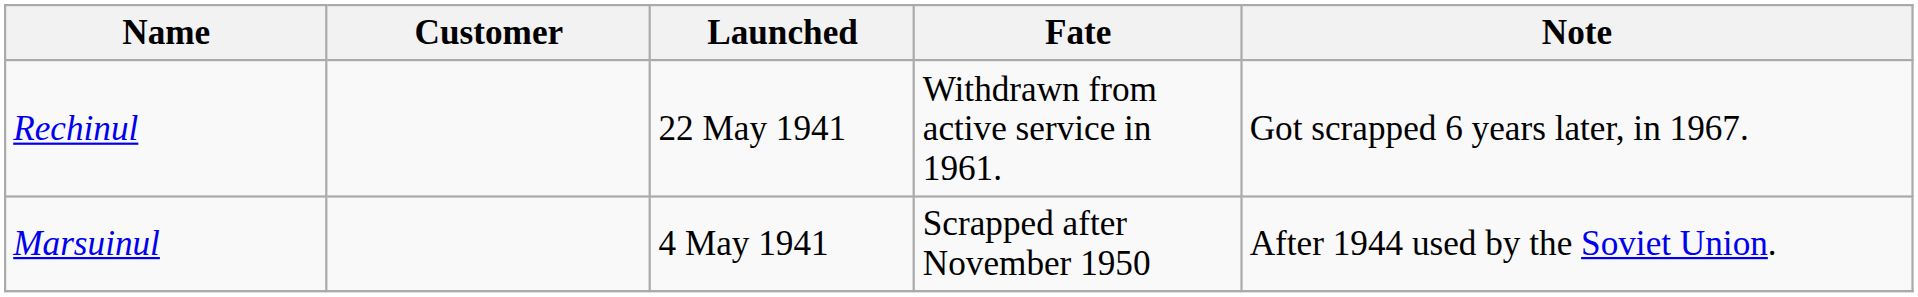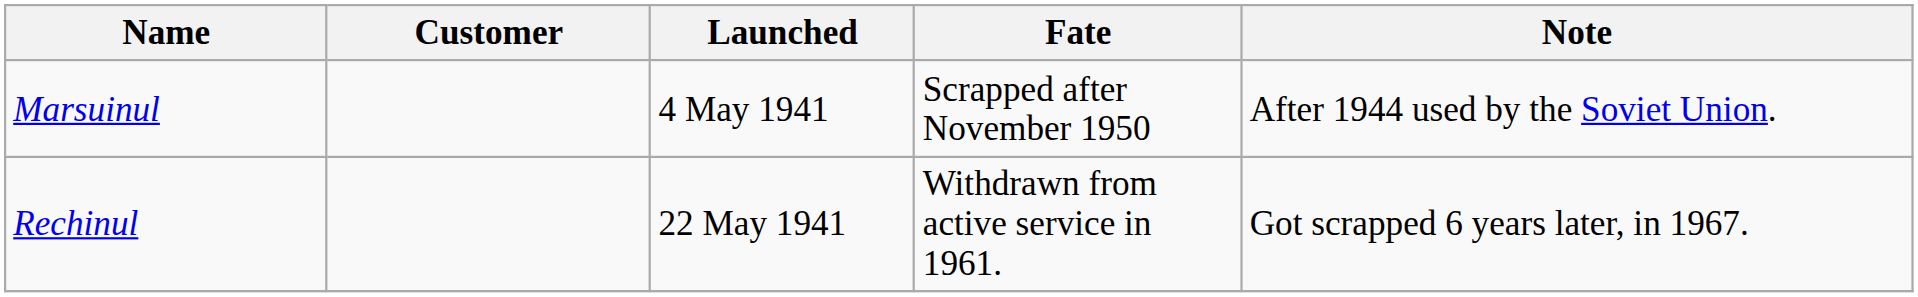rows swapped: (87, 243) <-> (76, 127)
